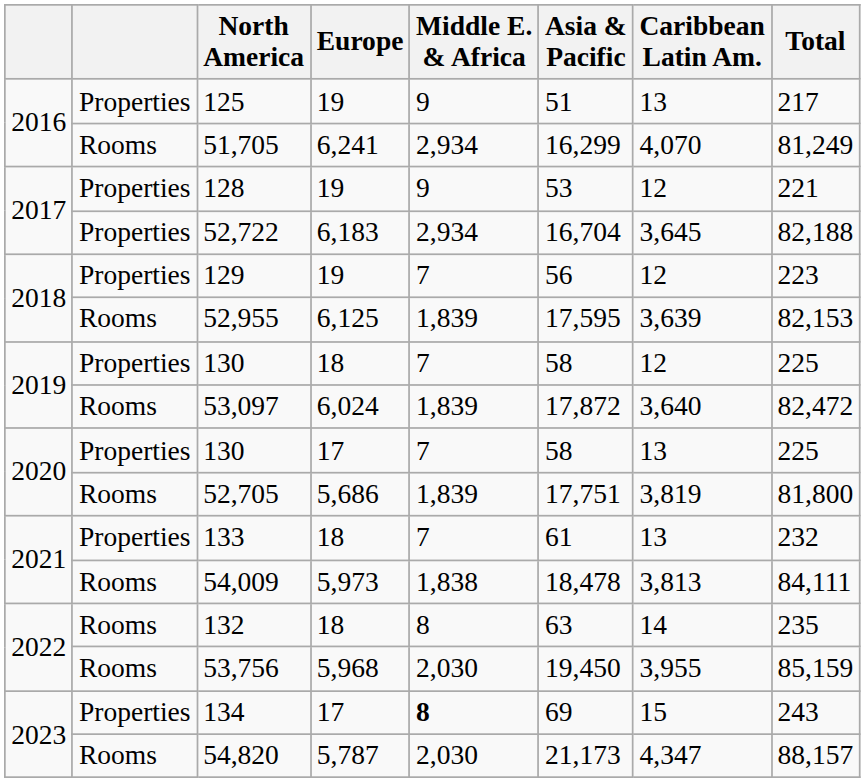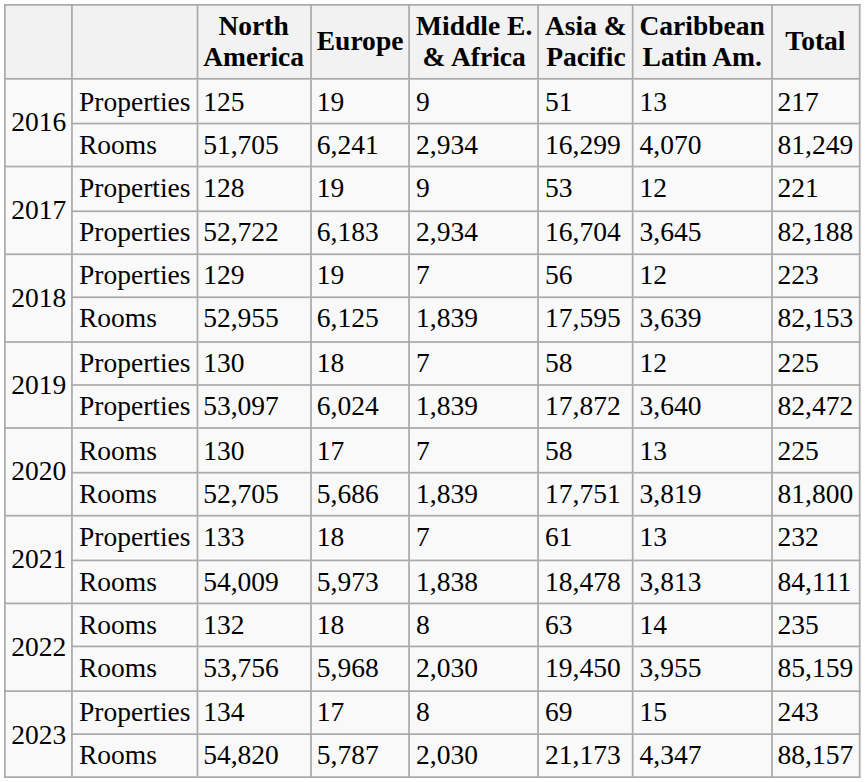(118, 406) Rooms -> (135, 406) Properties
(135, 450) Properties -> (118, 450) Rooms
(423, 711) bold -> (423, 711) normal
